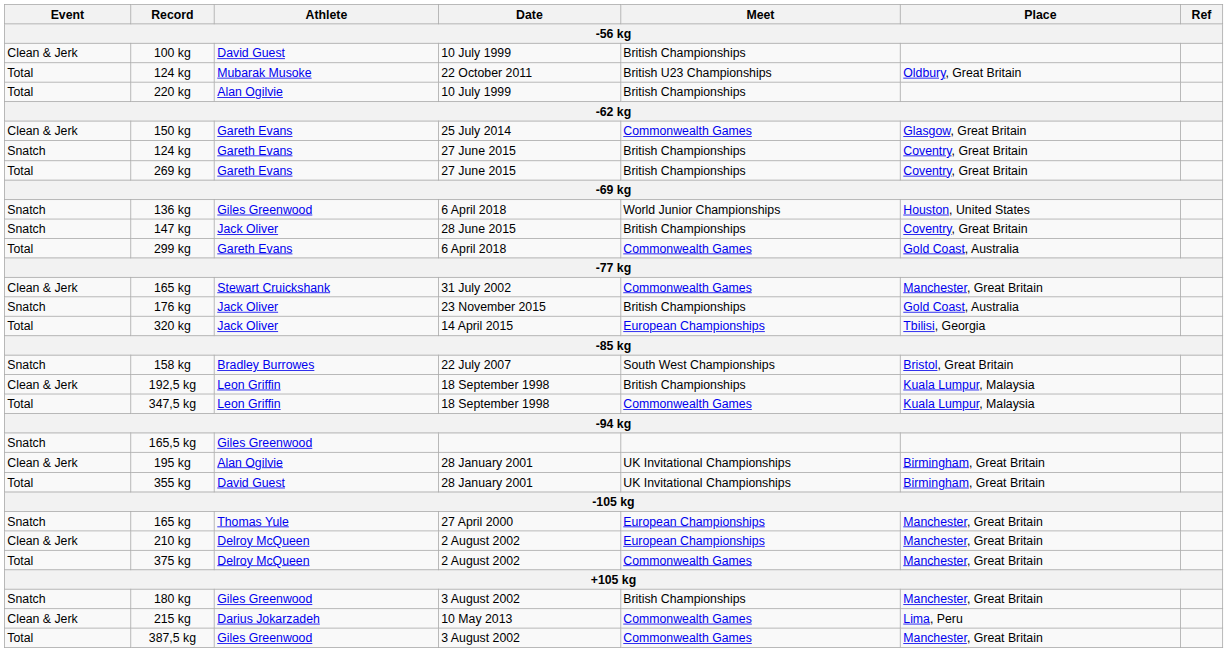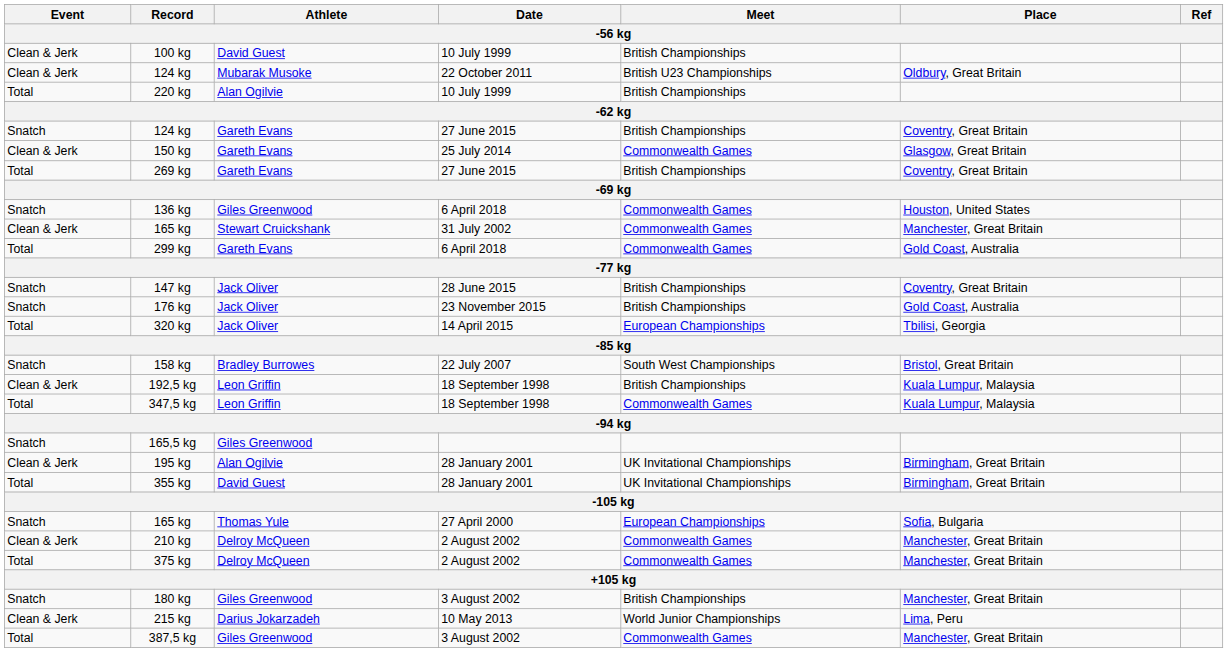(20, 73) Total -> (42, 73) Clean & Jerk
rows swapped: (172, 151) <-> (172, 131)
(702, 209) World Junior Championships -> (688, 209) Commonwealth Games
rows swapped: (172, 287) <-> (172, 229)
(973, 521) Manchester, Great Britain -> (943, 521) Sofia, Bulgaria
(694, 541) European Championships -> (688, 541) Commonwealth Games
(688, 619) Commonwealth Games -> (702, 619) World Junior Championships
